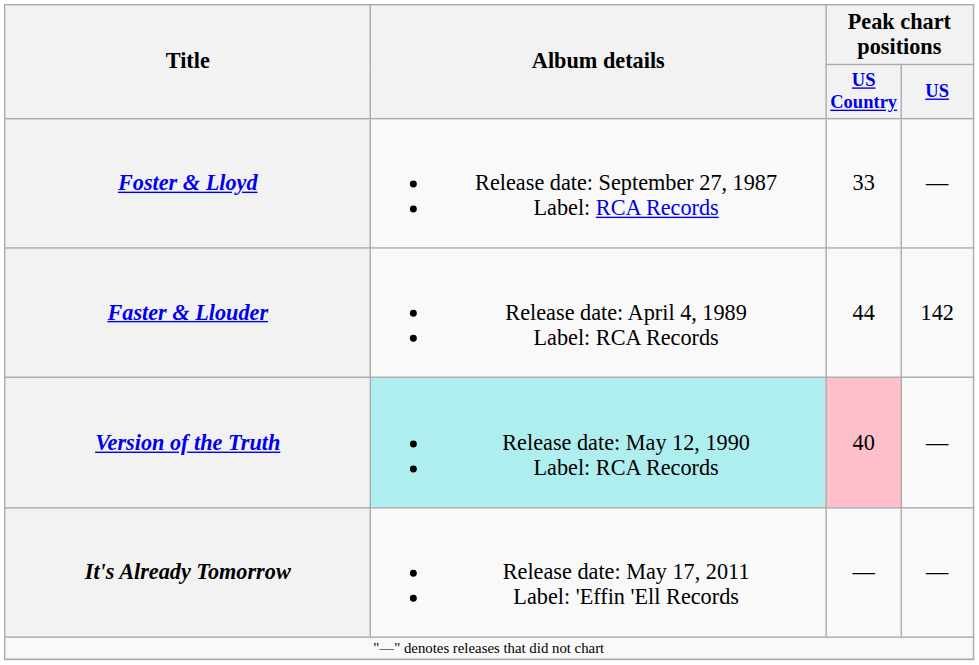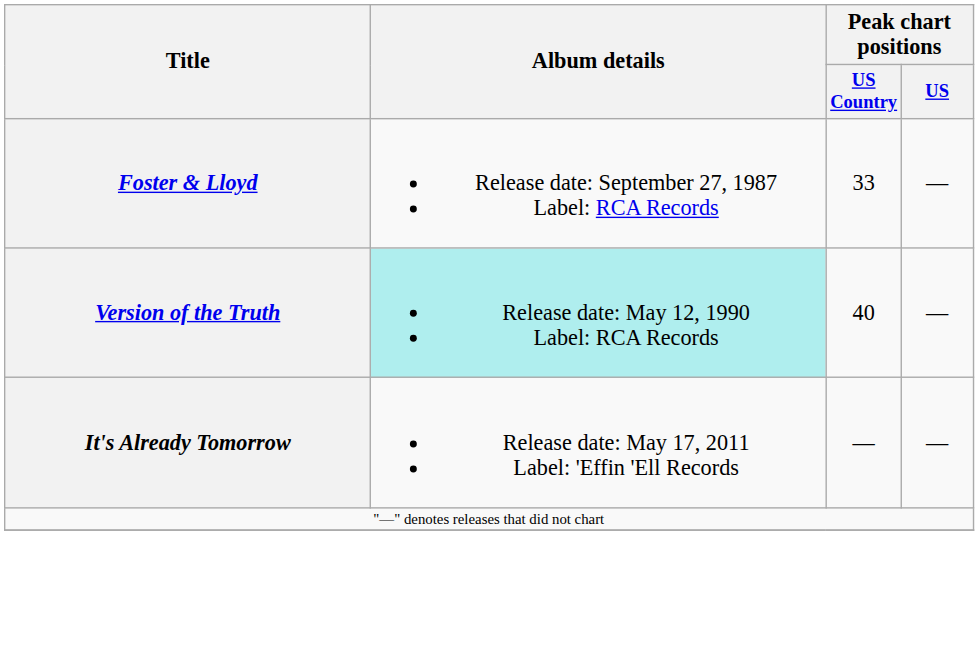- row: (188, 312)
(864, 442) pink background -> (864, 312) no background
